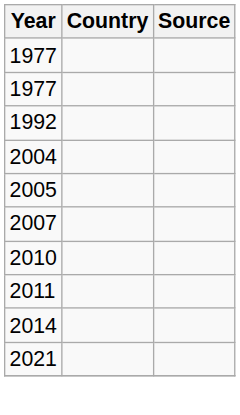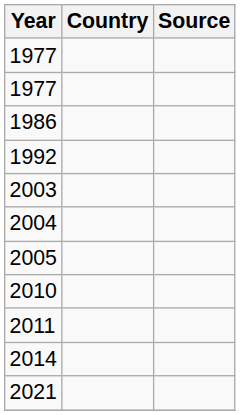+ row: (33, 122)
+ row: (33, 190)
- row: (33, 223)
